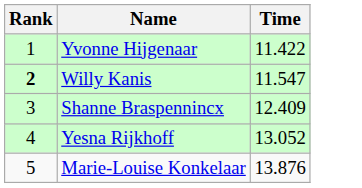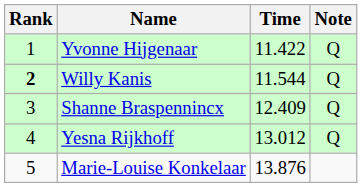+ column: (333, 19)
(280, 78) 11.547 -> (280, 78) 11.544
(280, 138) 13.052 -> (280, 138) 13.012
